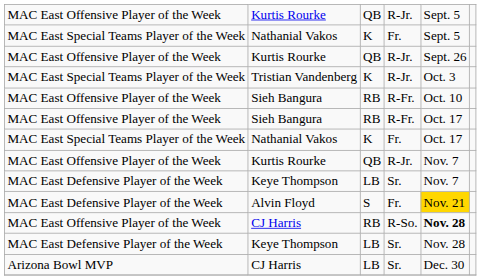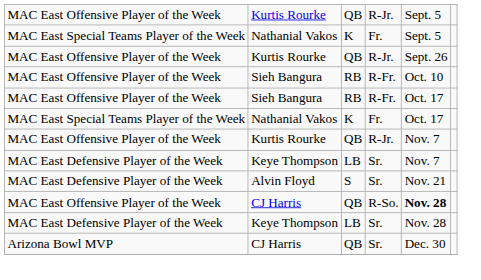- row: (126, 77)
(394, 202) Fr. -> (375, 181) Sr.
(444, 202) gold background -> (425, 181) no background
(372, 222) RB -> (353, 202) QB
(371, 264) LB -> (353, 243) QB
